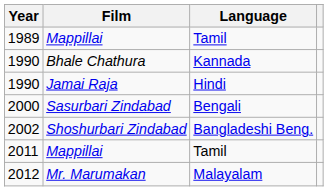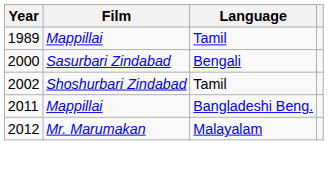- row: (24, 61)
- row: (24, 84)
(253, 129) Bangladeshi Beng. -> (210, 84) Tamil
(210, 152) Tamil -> (253, 106) Bangladeshi Beng.
